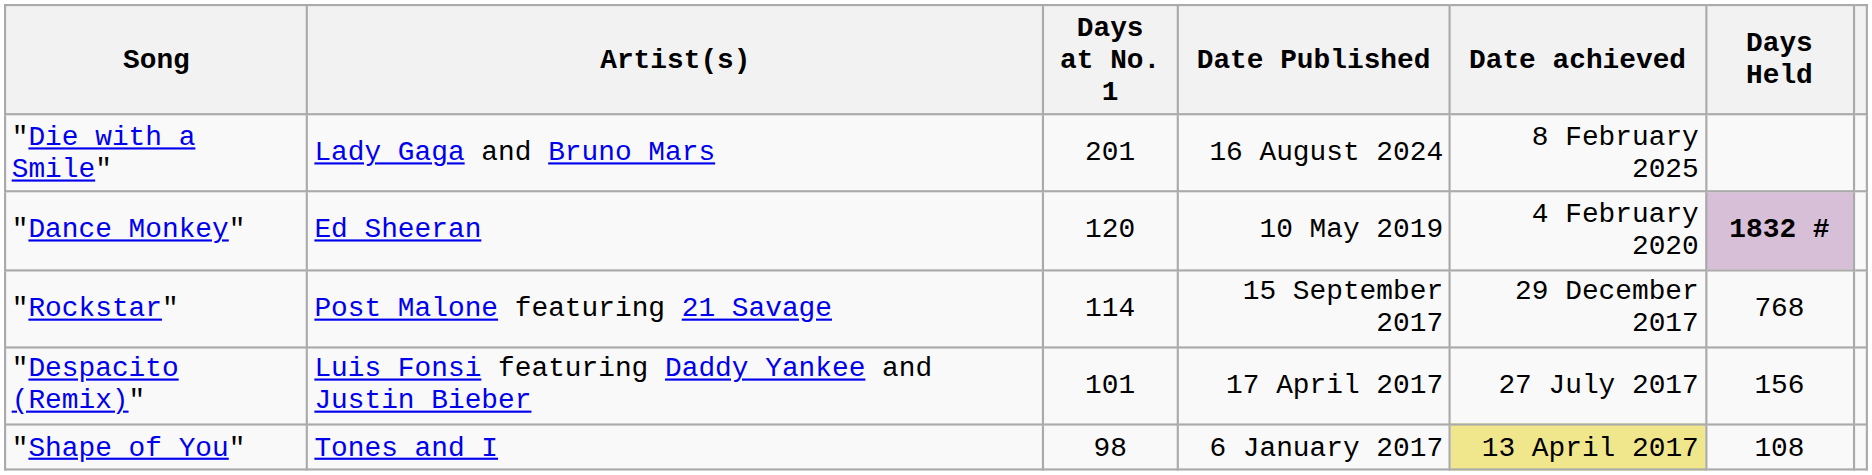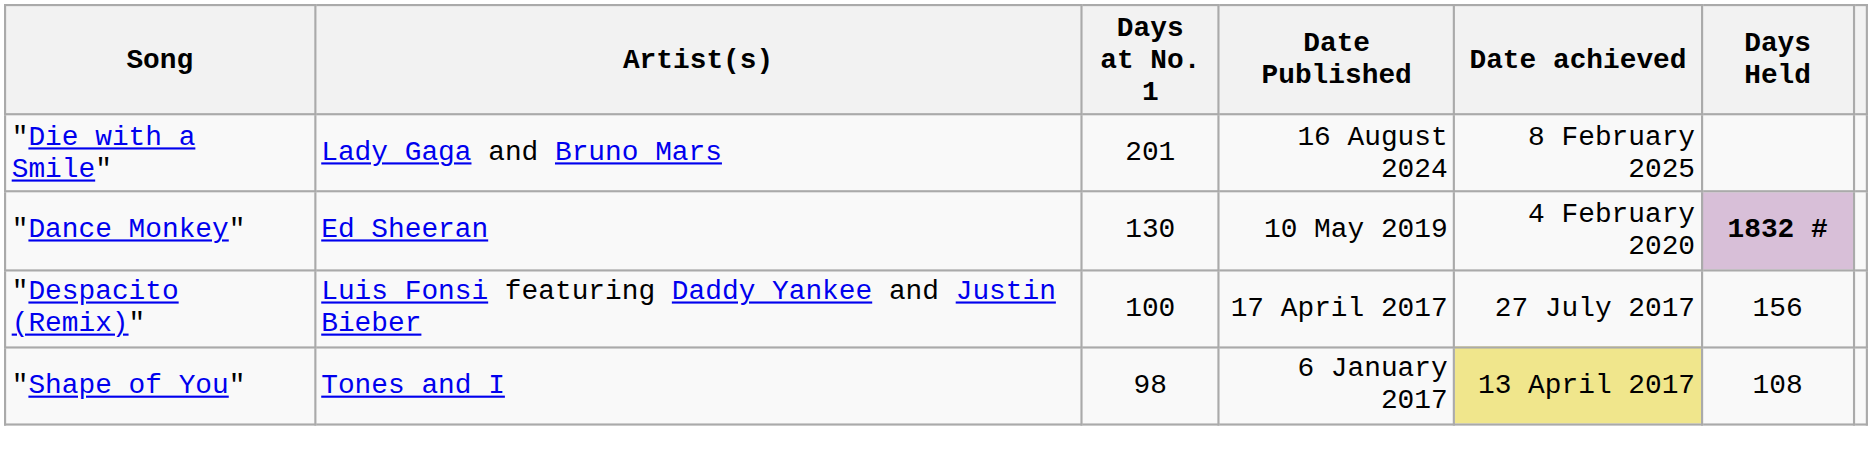(1110, 231) 120 -> (1150, 231) 130
- row: (95, 308)
(1110, 386) 101 -> (1150, 308) 100
